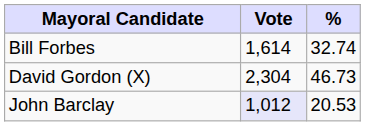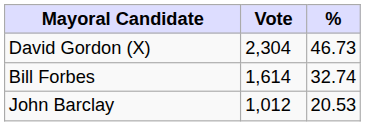rows swapped: (80, 76) <-> (52, 47)
(268, 105) lavender background -> (268, 105) no background
